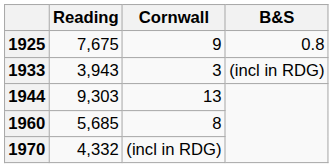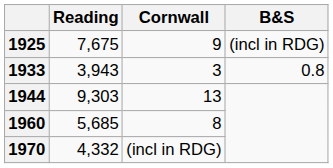(313, 44) 0.8 -> (277, 44) (incl in RDG)
(277, 70) (incl in RDG) -> (313, 70) 0.8
